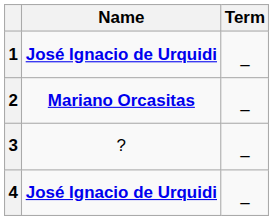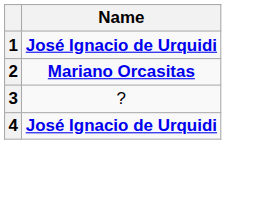- column: (245, 17)
